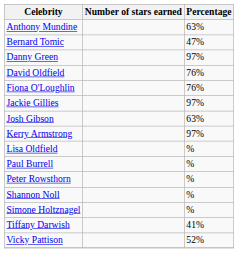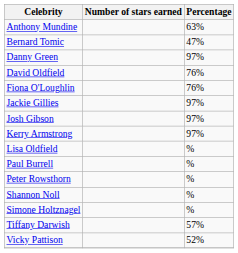(195, 118) 63% -> (195, 118) 97%
(195, 225) 41% -> (195, 225) 57%
